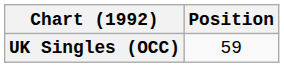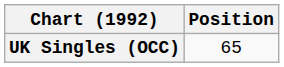(231, 48) 59 -> (231, 48) 65
